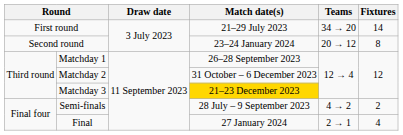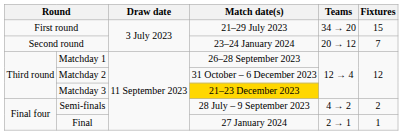(378, 28) 14 -> (378, 28) 15
(378, 43) 8 -> (378, 43) 7
(378, 122) 4 -> (378, 122) 1
